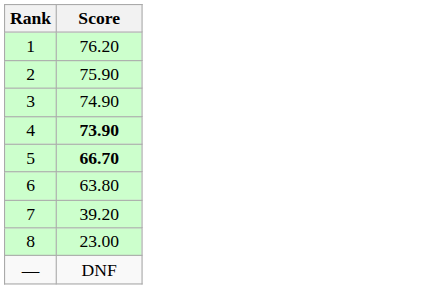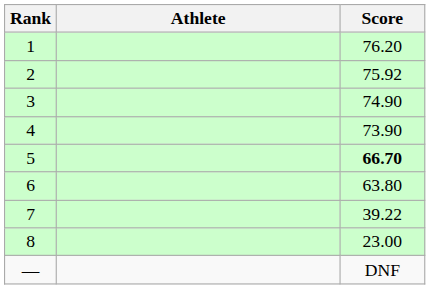+ column: (198, 18)
(99, 74) 75.90 -> (382, 74) 75.92
(99, 130) bold -> (382, 130) normal
(99, 213) 39.20 -> (382, 213) 39.22
